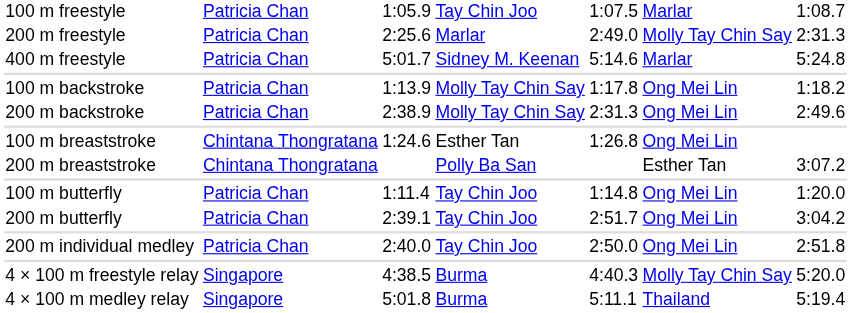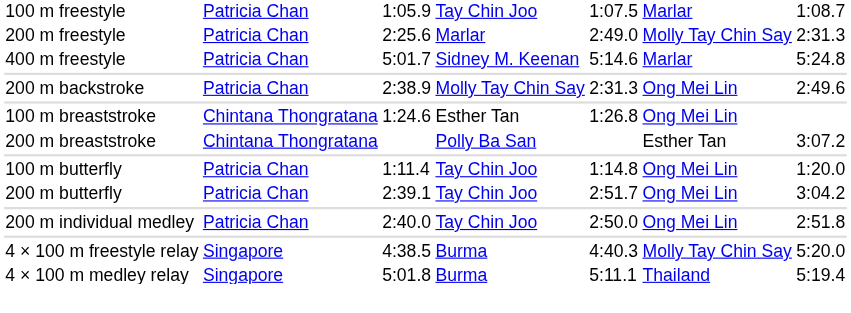- row: (75, 88)
